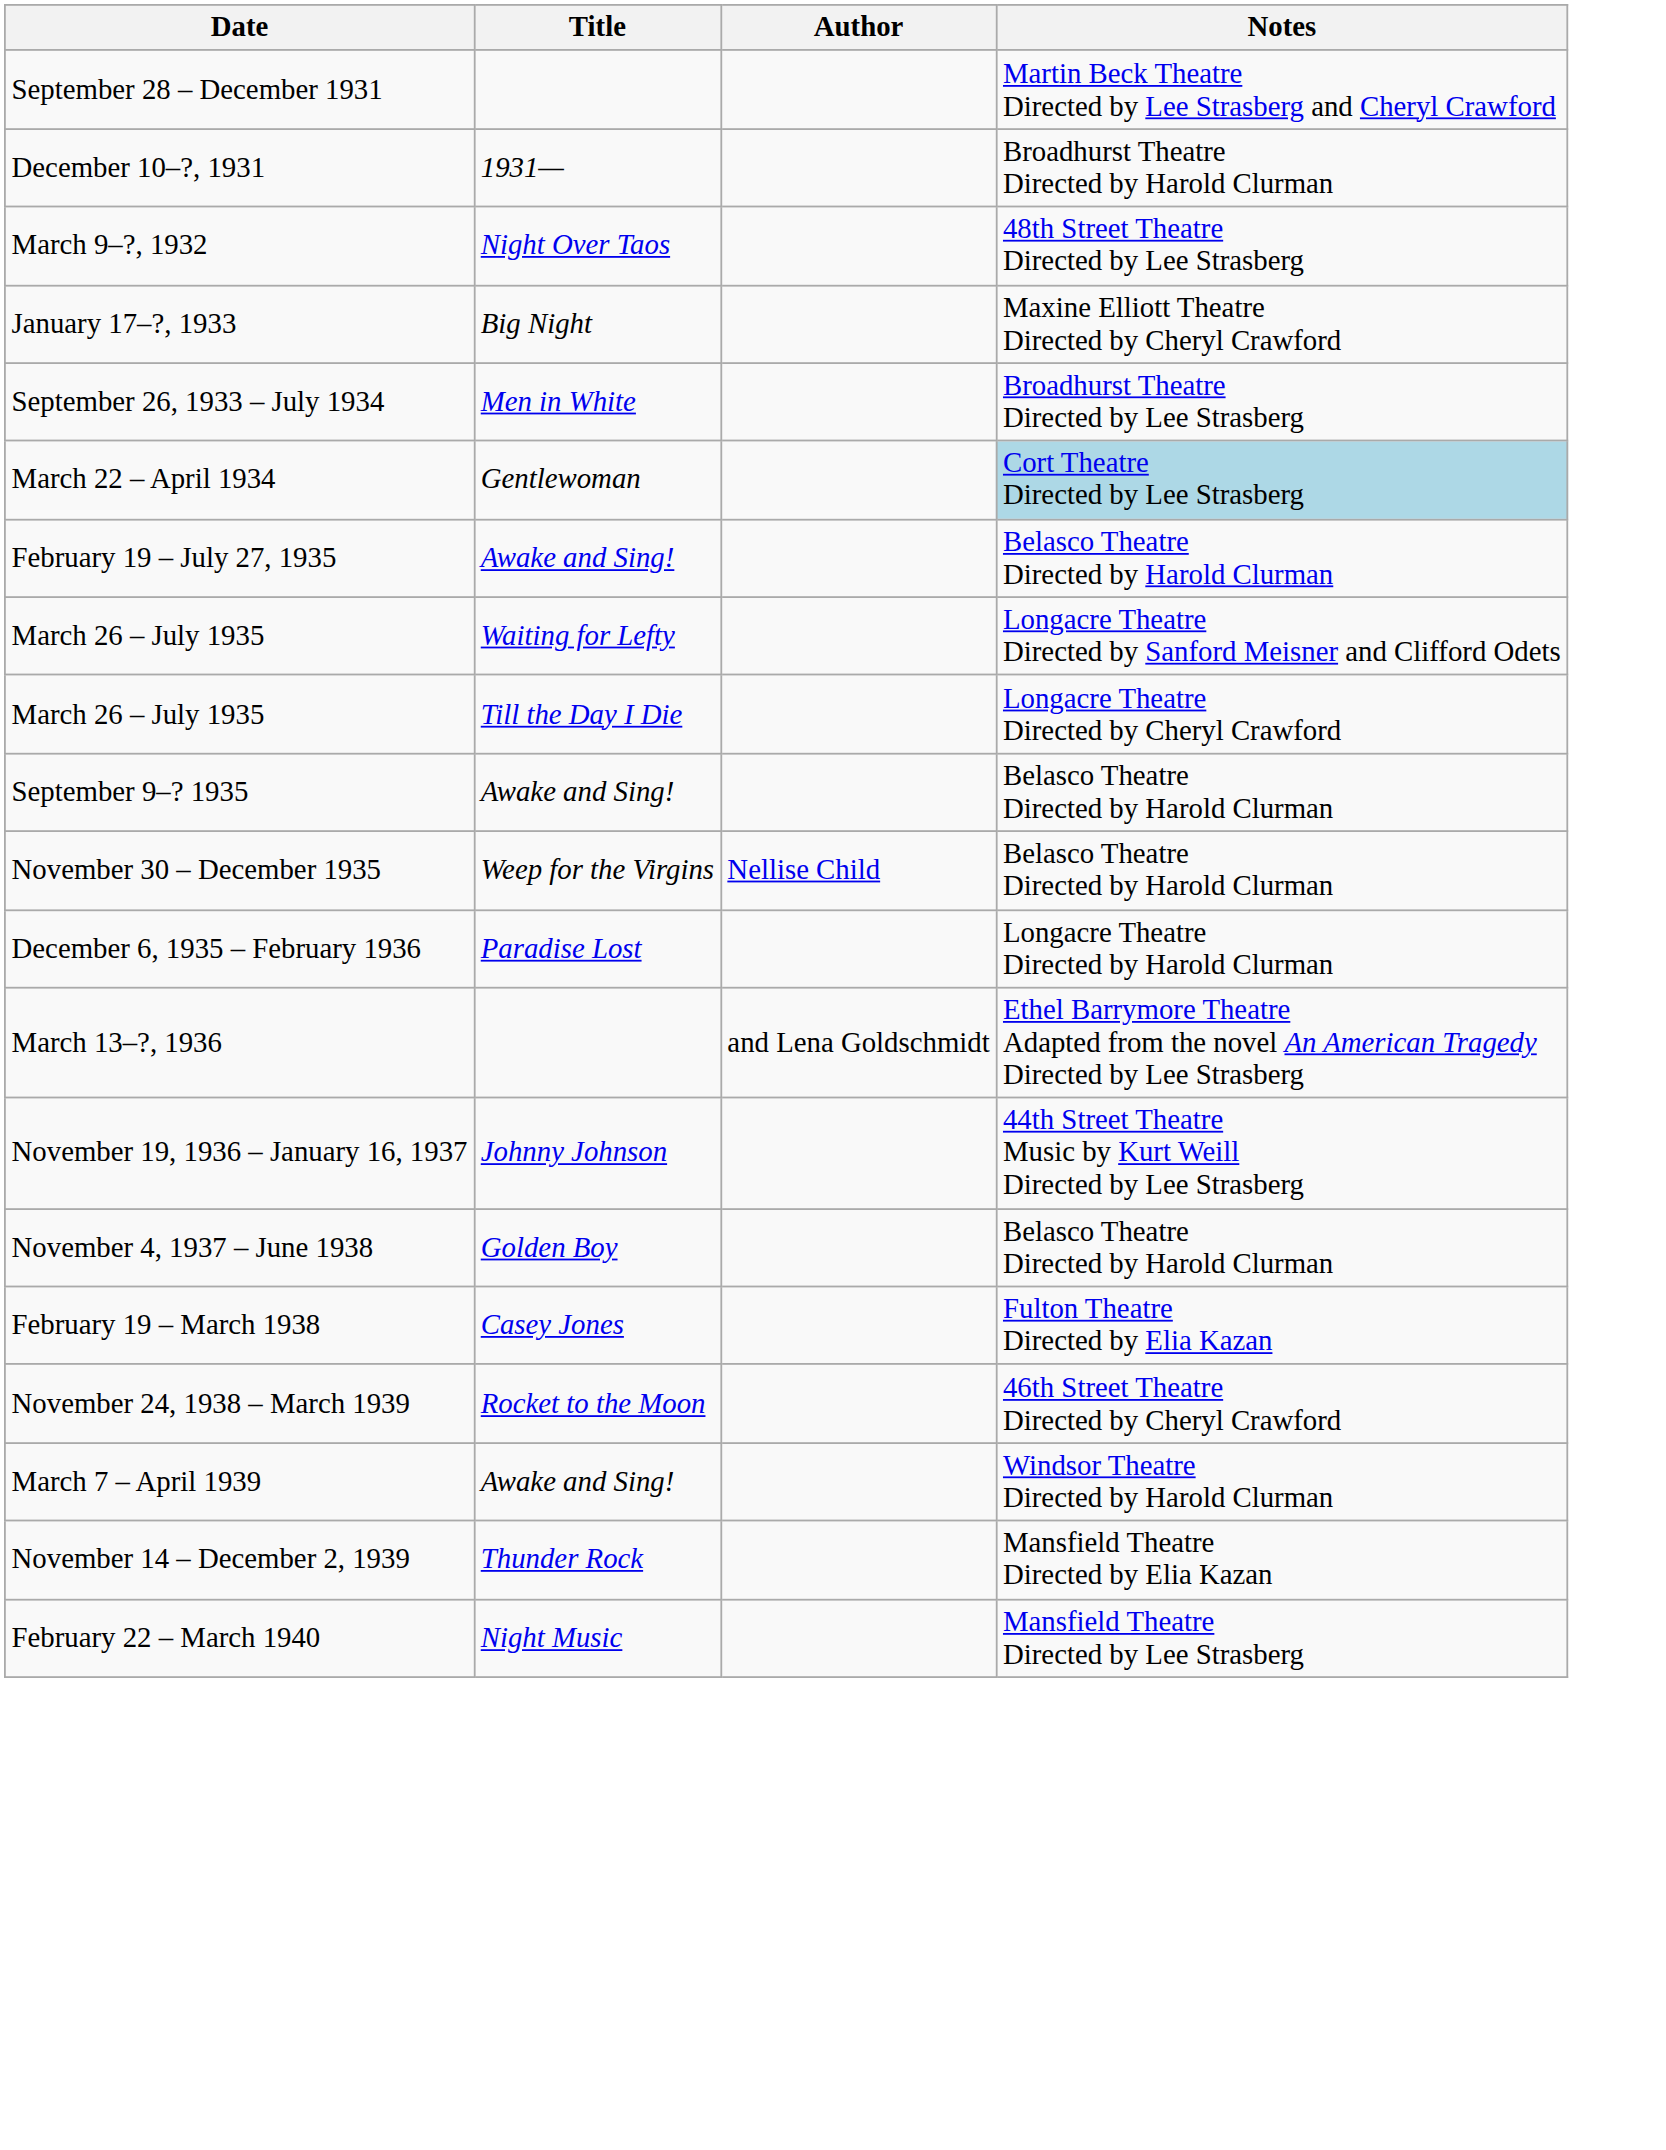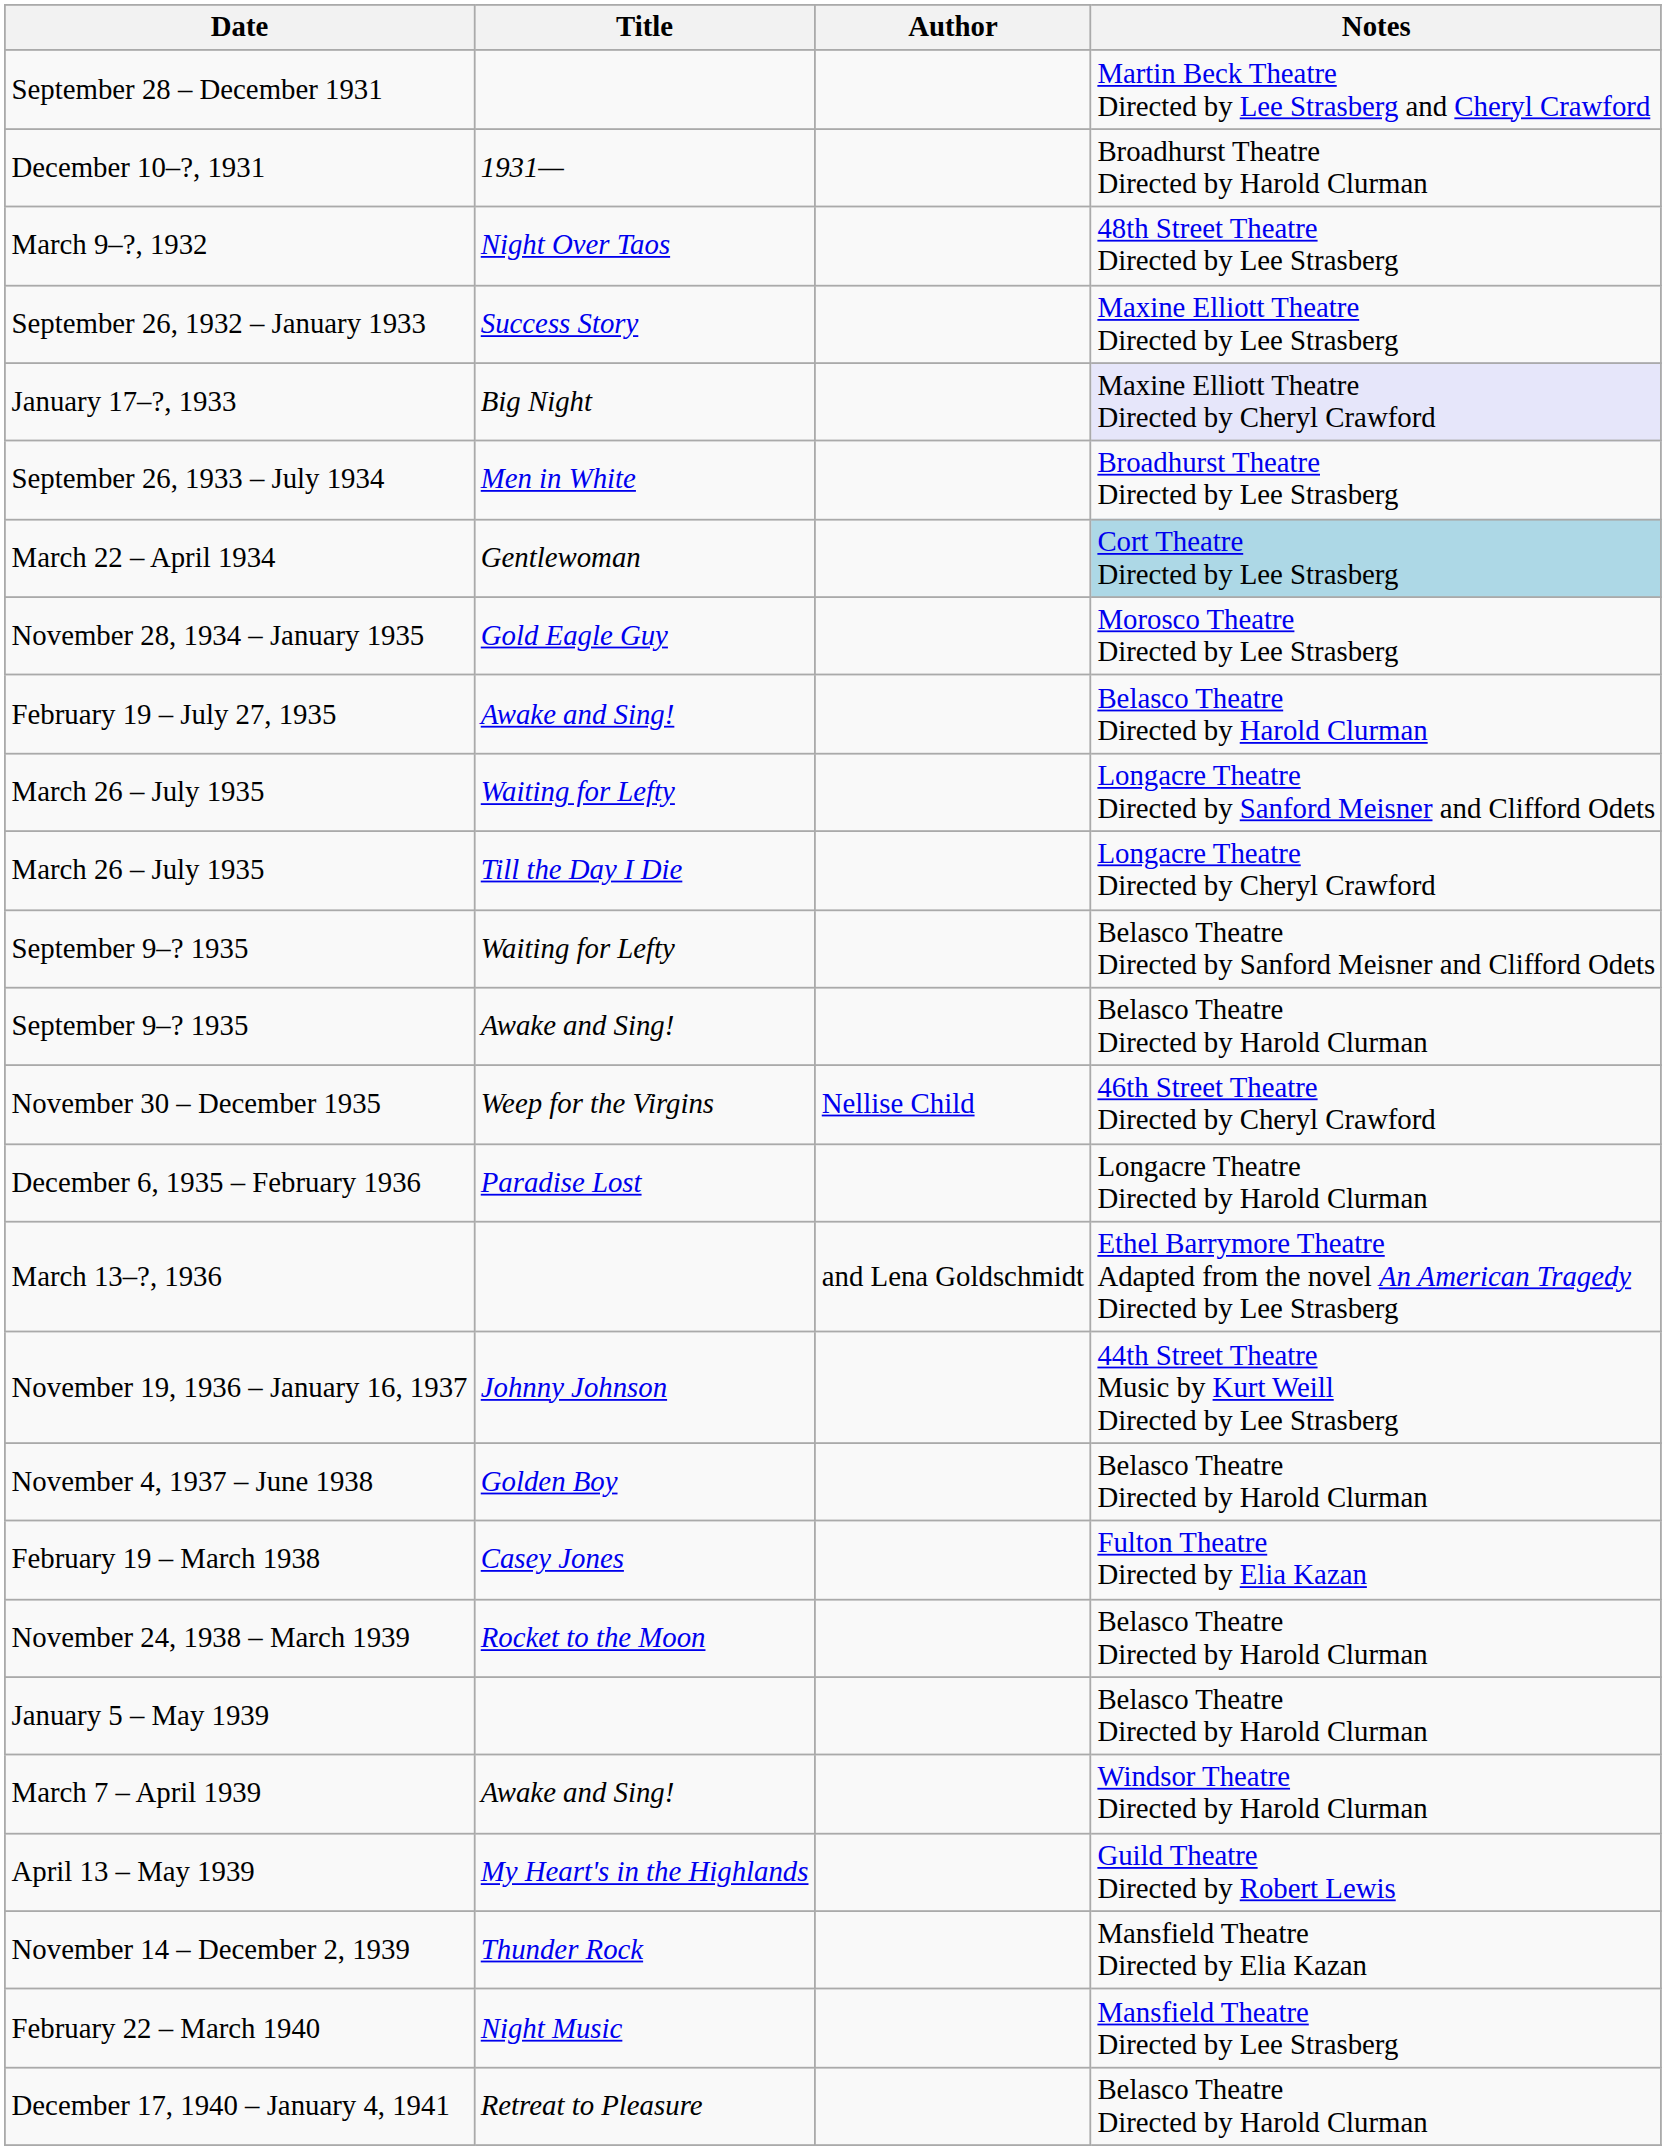+ row: (219, 323)
(1172, 323) no background -> (1267, 401) lavender background
+ row: (218, 635)
+ row: (130, 948)
(1168, 869) Belasco Theatre Directed by Harold Clurman -> (1267, 1104) 46th Street Theatre Directed by Cheryl Crawford
(1172, 1403) 46th Street Theatre Directed by Cheryl Crawford -> (1263, 1637) Belasco Theatre Directed by Harold Clurman
+ row: (140, 1715)
+ row: (133, 1871)
+ row: (231, 2105)
